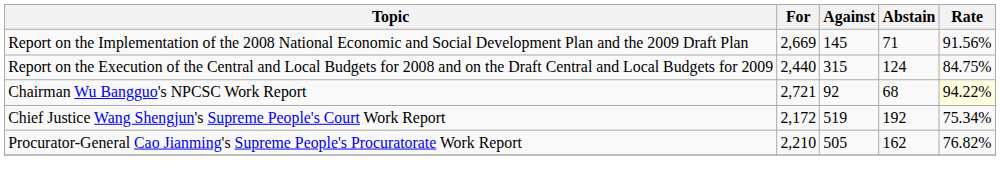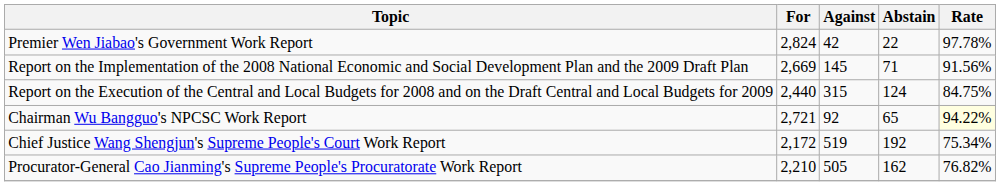+ row: (160, 42)
(890, 92) 68 -> (890, 117) 65
